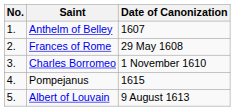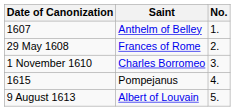columns swapped: (15, 13) <-> (174, 13)
